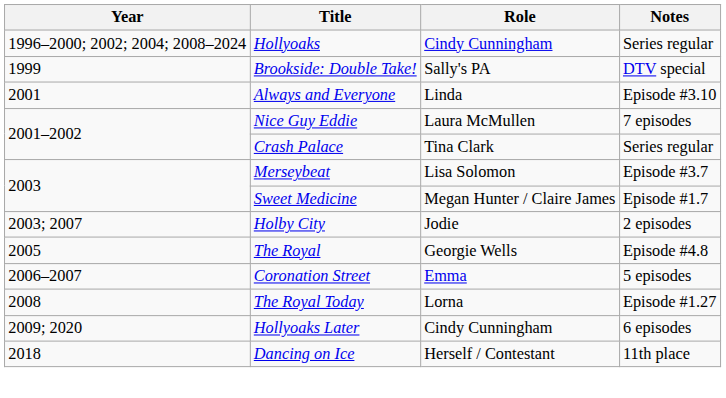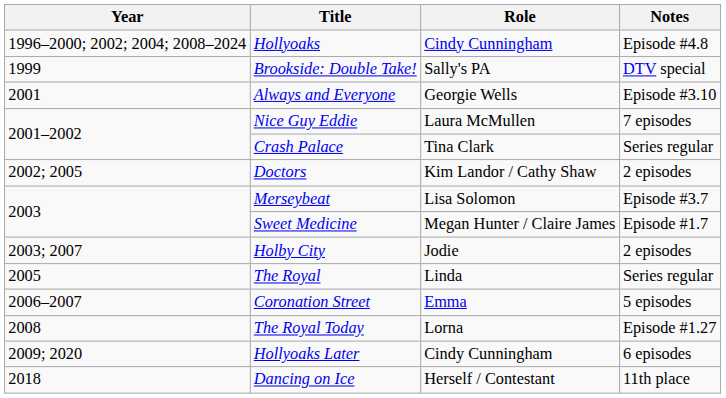(668, 43) Series regular -> (666, 43) Episode #4.8
(443, 95) Linda -> (471, 95) Georgie Wells
+ row: (280, 172)
(471, 250) Georgie Wells -> (443, 276) Linda
(666, 250) Episode #4.8 -> (668, 276) Series regular
